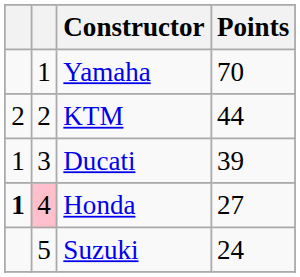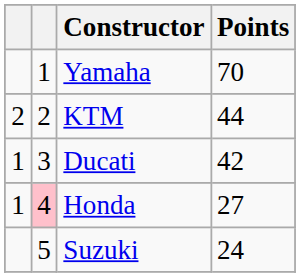(231, 160) 39 -> (231, 160) 42
(18, 205) bold -> (18, 205) normal
